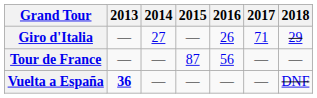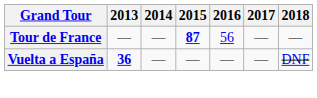- row: (56, 37)
(193, 59) normal -> (193, 37) bold
